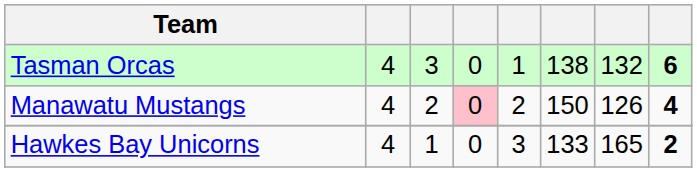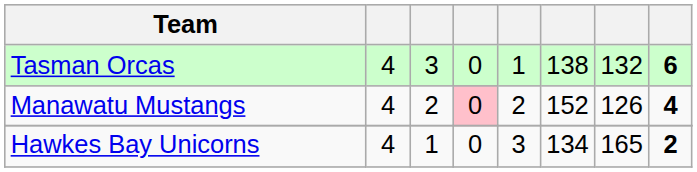(568, 105) 150 -> (568, 105) 152
(568, 145) 133 -> (568, 145) 134
